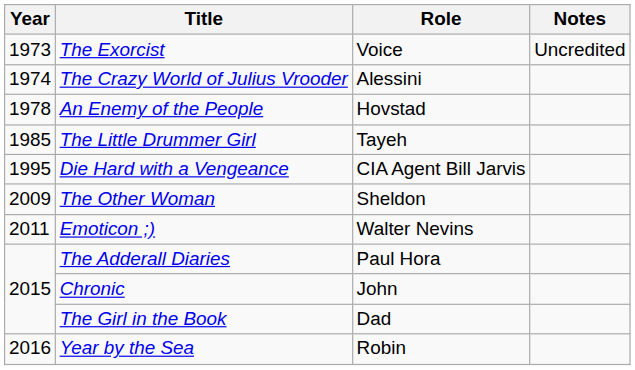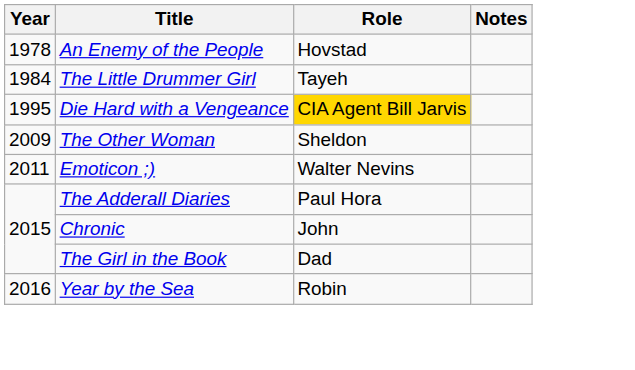- row: (112, 49)
- row: (204, 79)
(30, 139) 1985 -> (30, 79) 1984
(441, 169) no background -> (382, 109) gold background
